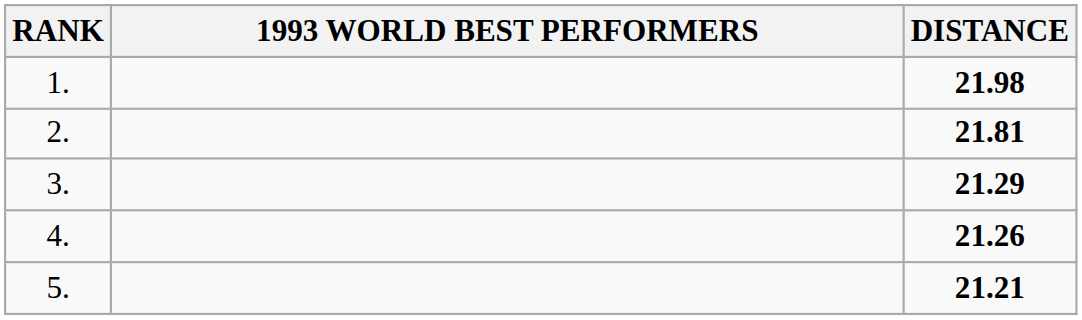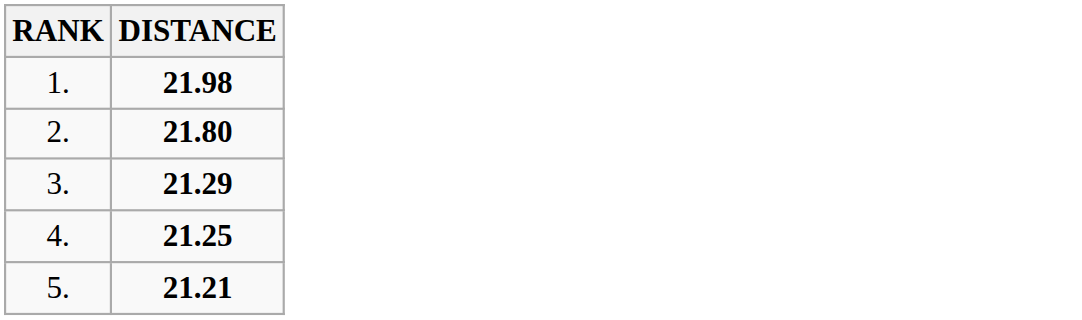- column: (507, 30)
(990, 133) 21.81 -> (198, 133) 21.80
(990, 235) 21.26 -> (198, 235) 21.25
